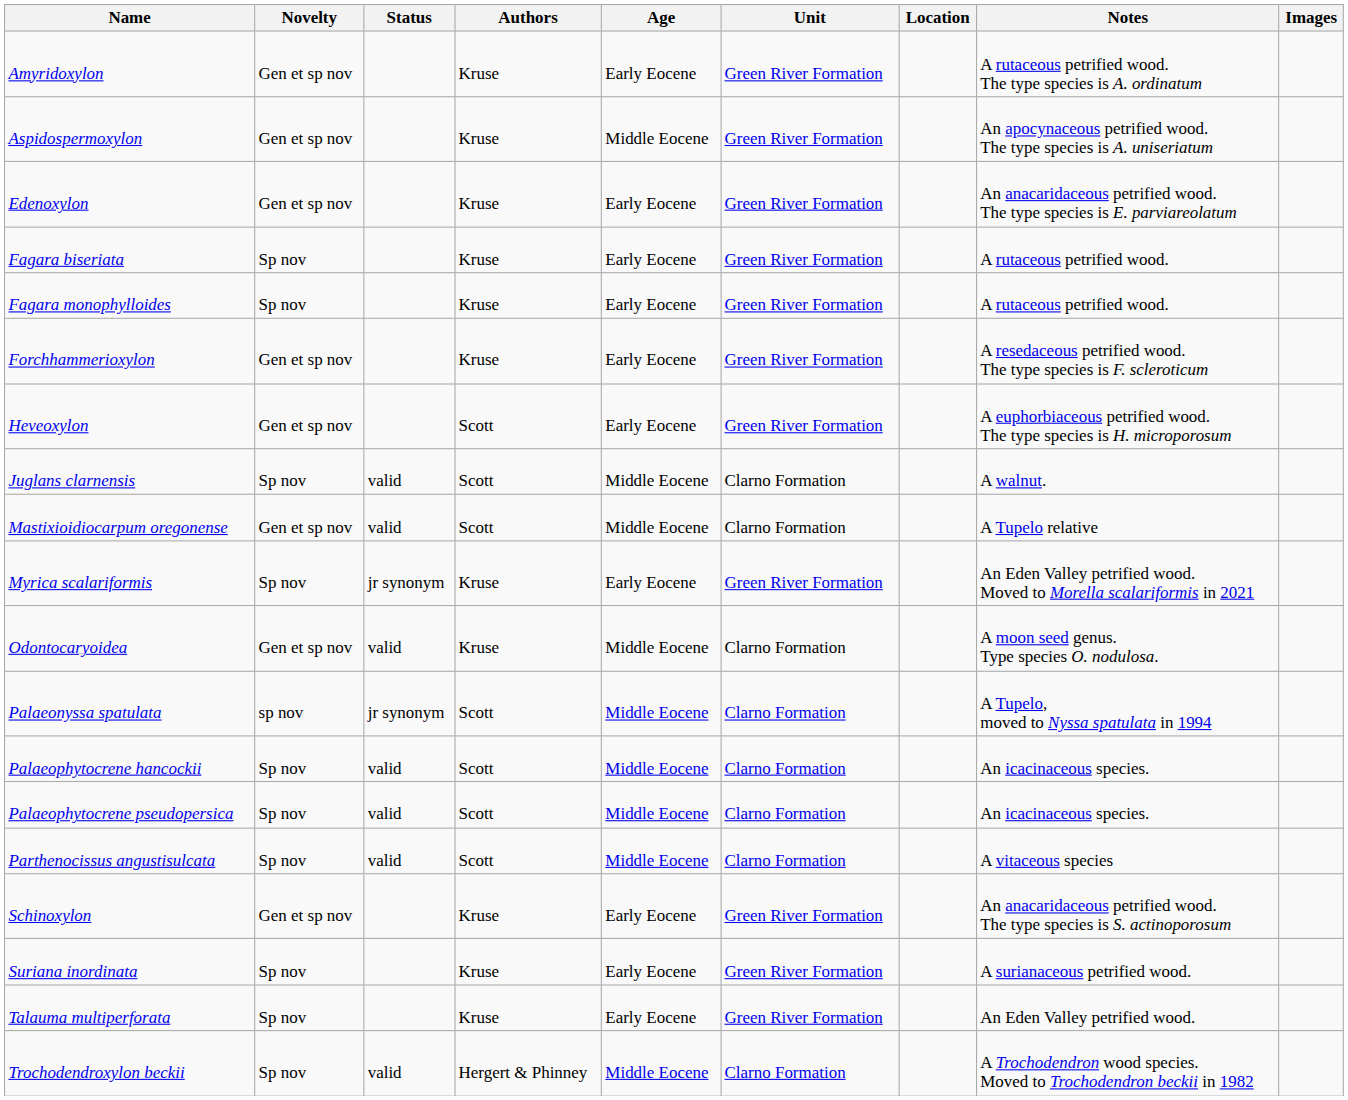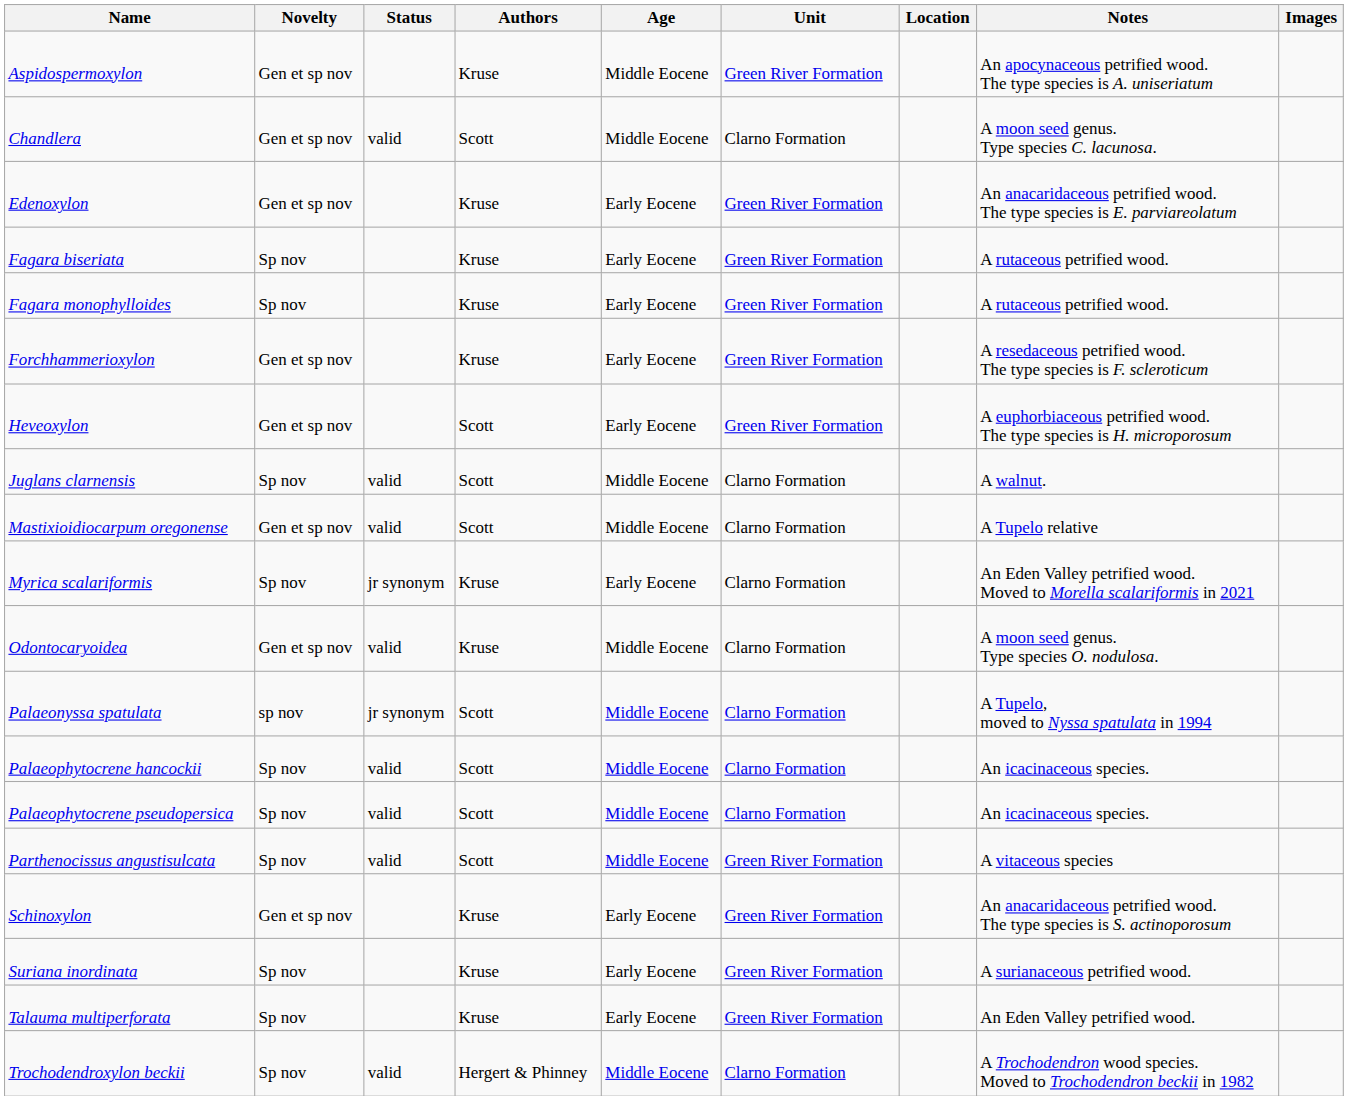- row: (56, 73)
+ row: (45, 138)
(804, 582) Green River Formation -> (785, 582) Clarno Formation
(785, 860) Clarno Formation -> (804, 860) Green River Formation
